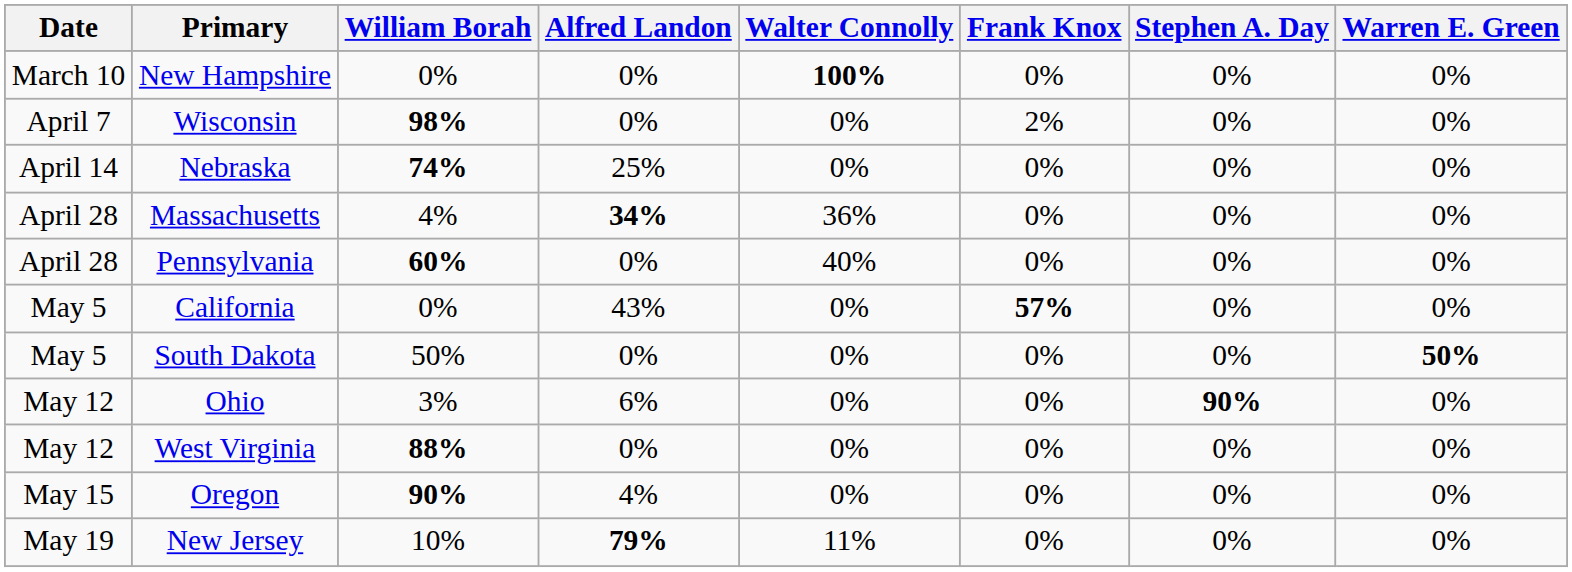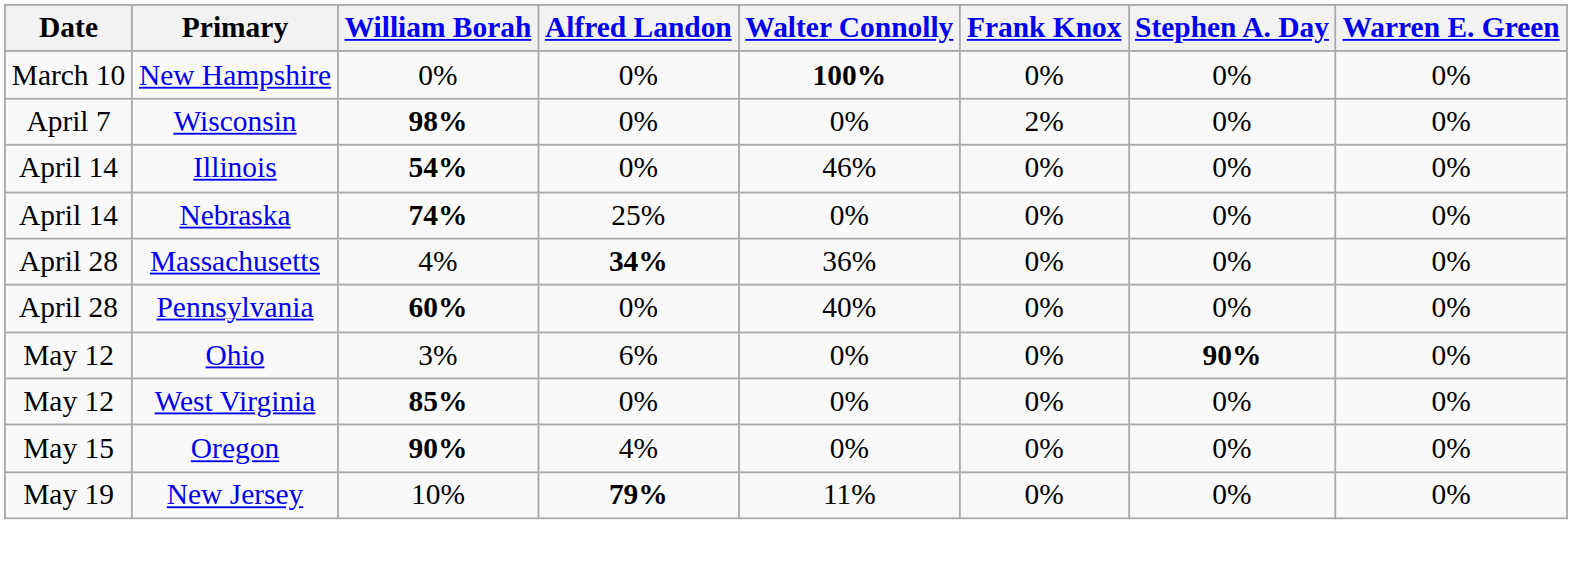+ row: (235, 167)
- row: (235, 307)
- row: (235, 354)
(438, 448) 88% -> (438, 401) 85%
